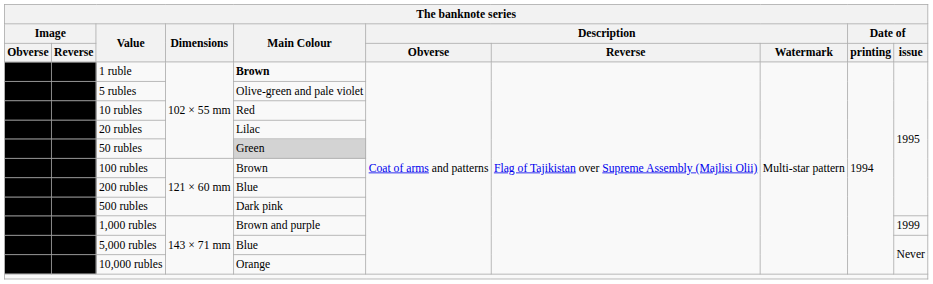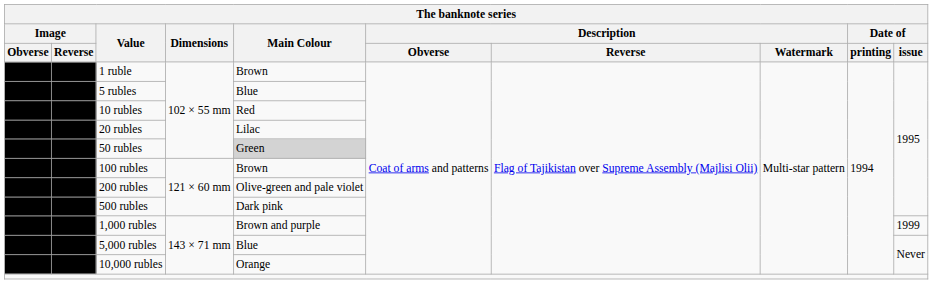(253, 72) bold -> (252, 72) normal
(300, 91) Olive-green and pale violet -> (247, 91) Blue
(247, 187) Blue -> (300, 187) Olive-green and pale violet
